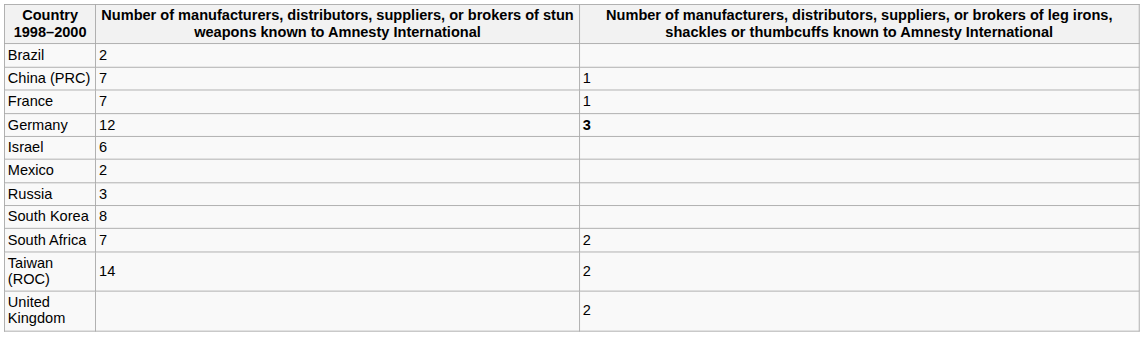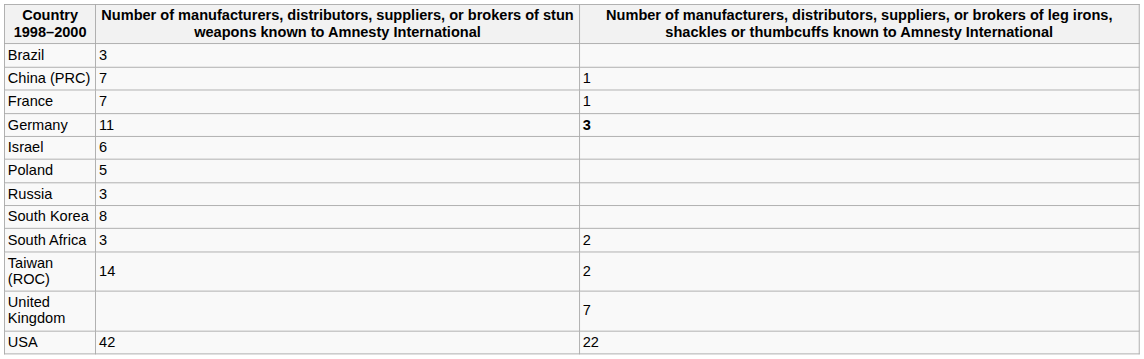(103, 55) 2 -> (103, 55) 3
(107, 124) 12 -> (107, 124) 11
- row: (31, 170)
+ row: (30, 170)
(103, 240) 7 -> (103, 240) 3
(587, 310) 2 -> (587, 310) 7
+ row: (23, 342)
